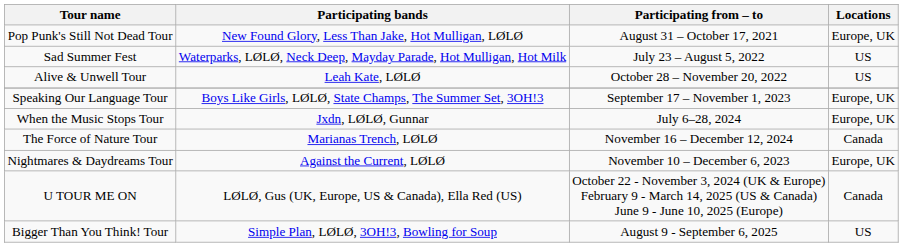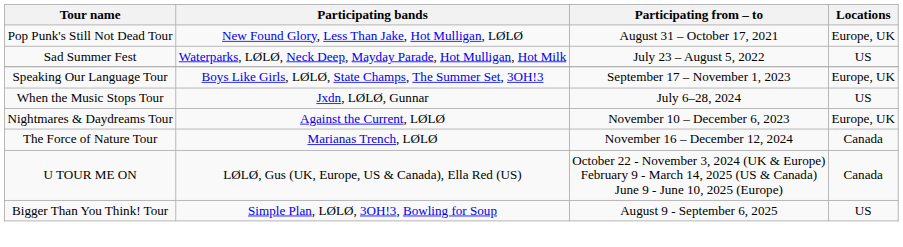- row: (90, 77)
(863, 118) Europe, UK -> (863, 98) US
rows swapped: (90, 160) <-> (90, 139)
